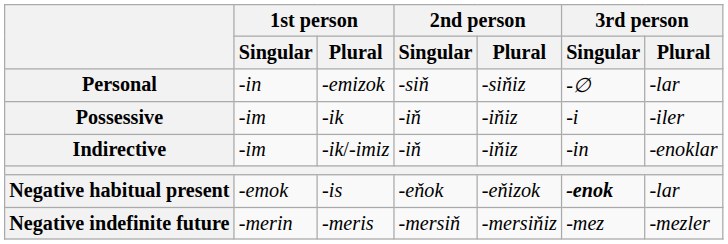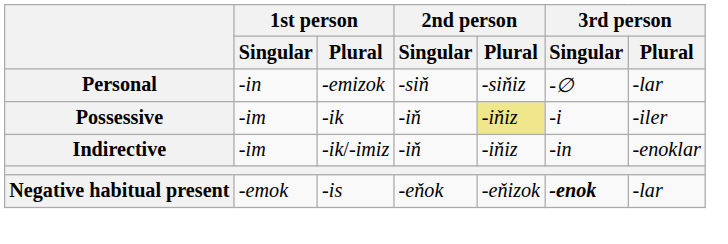(500, 117) no background -> (500, 117) khaki background
- row: (119, 222)
